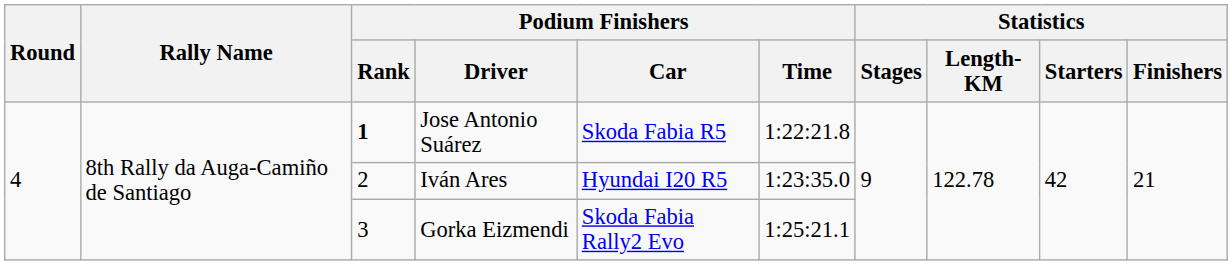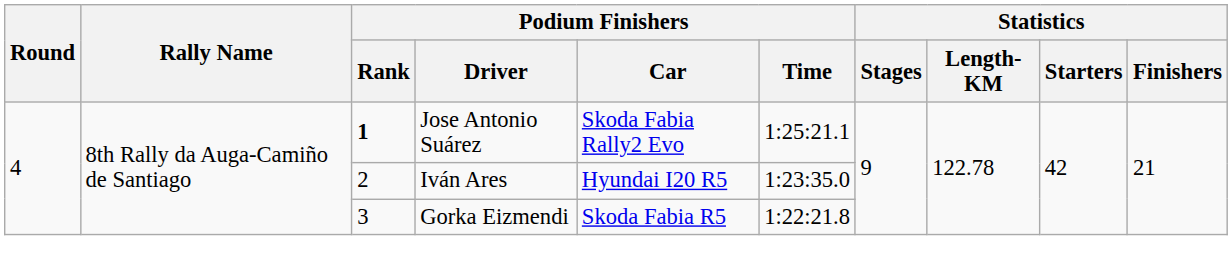(654, 132) Skoda Fabia R5 -> (638, 132) Skoda Fabia Rally2 Evo
(807, 132) 1:22:21.8 -> (807, 132) 1:25:21.1
(638, 228) Skoda Fabia Rally2 Evo -> (654, 216) Skoda Fabia R5
(807, 228) 1:25:21.1 -> (807, 216) 1:22:21.8
